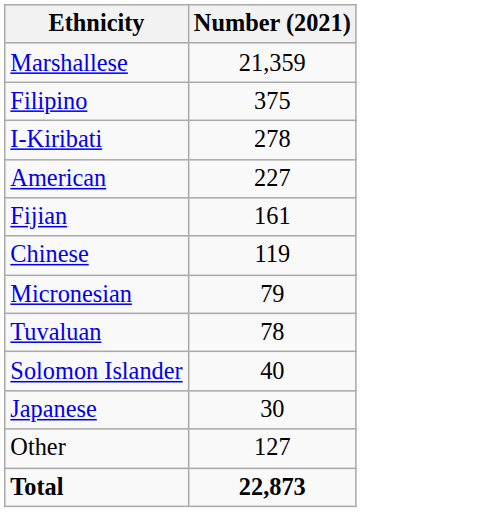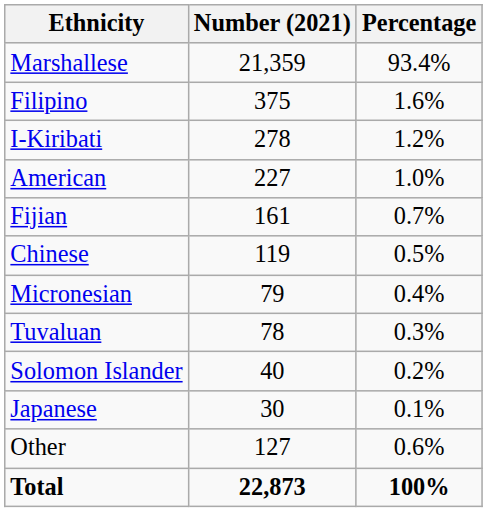+ column: (419, 23)
